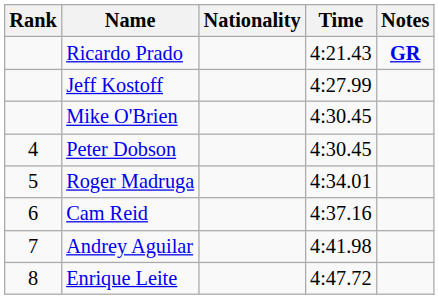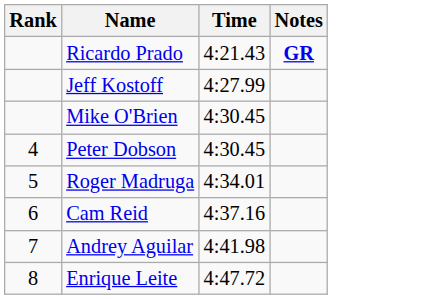- column: (252, 20)
